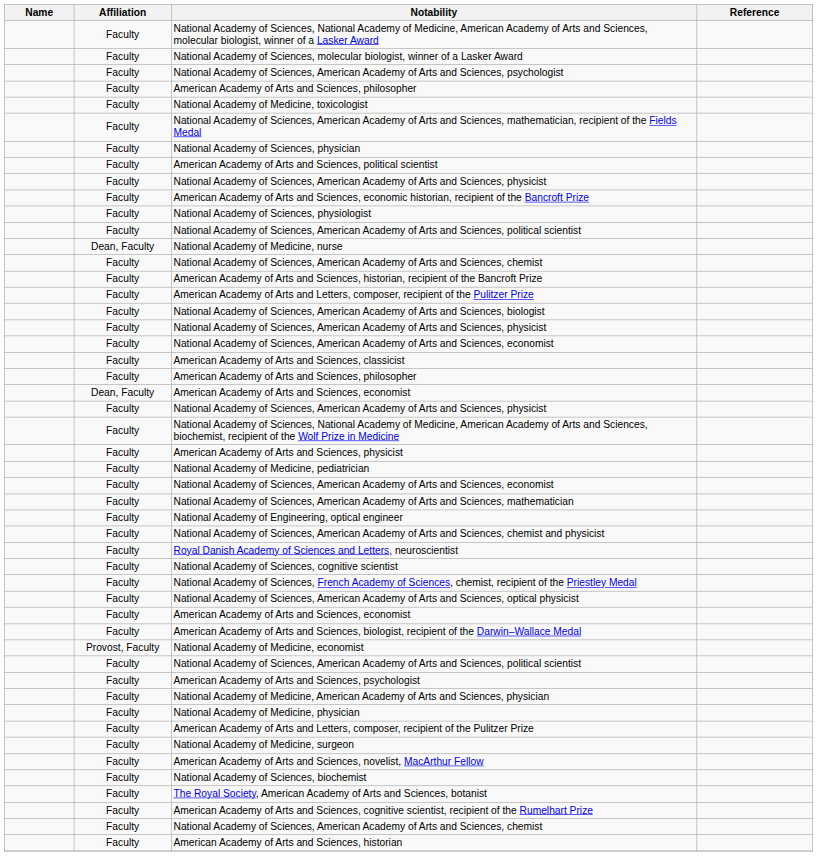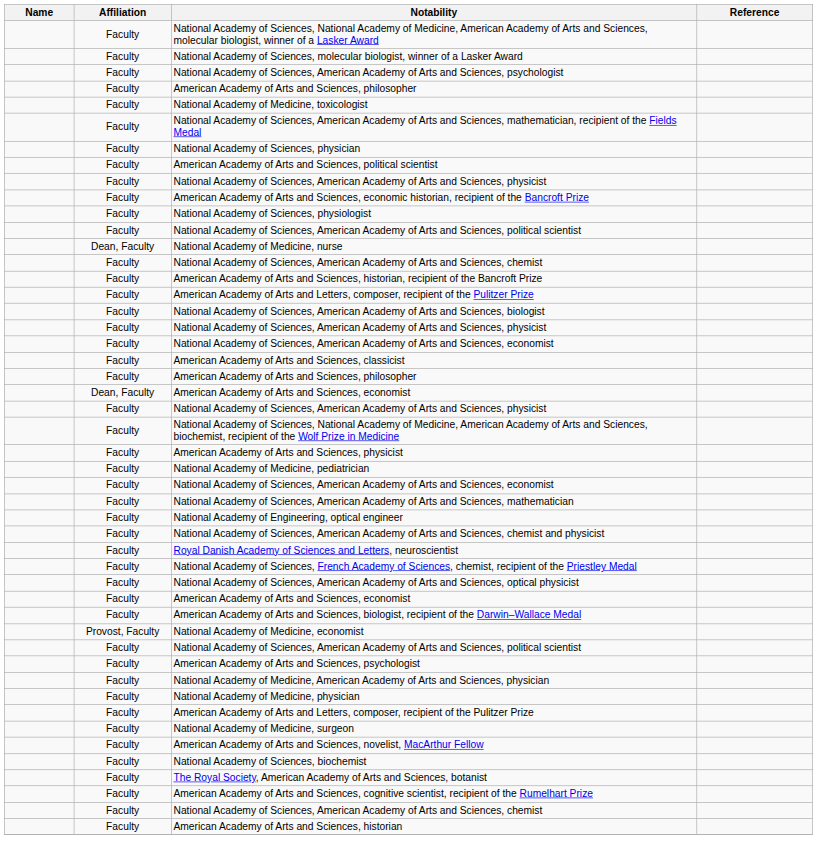- row: (123, 566)
